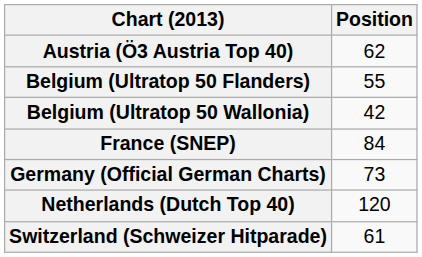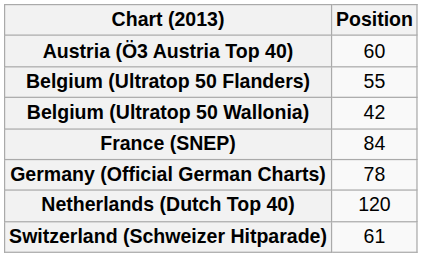(374, 50) 62 -> (374, 50) 60
(374, 174) 73 -> (374, 174) 78
